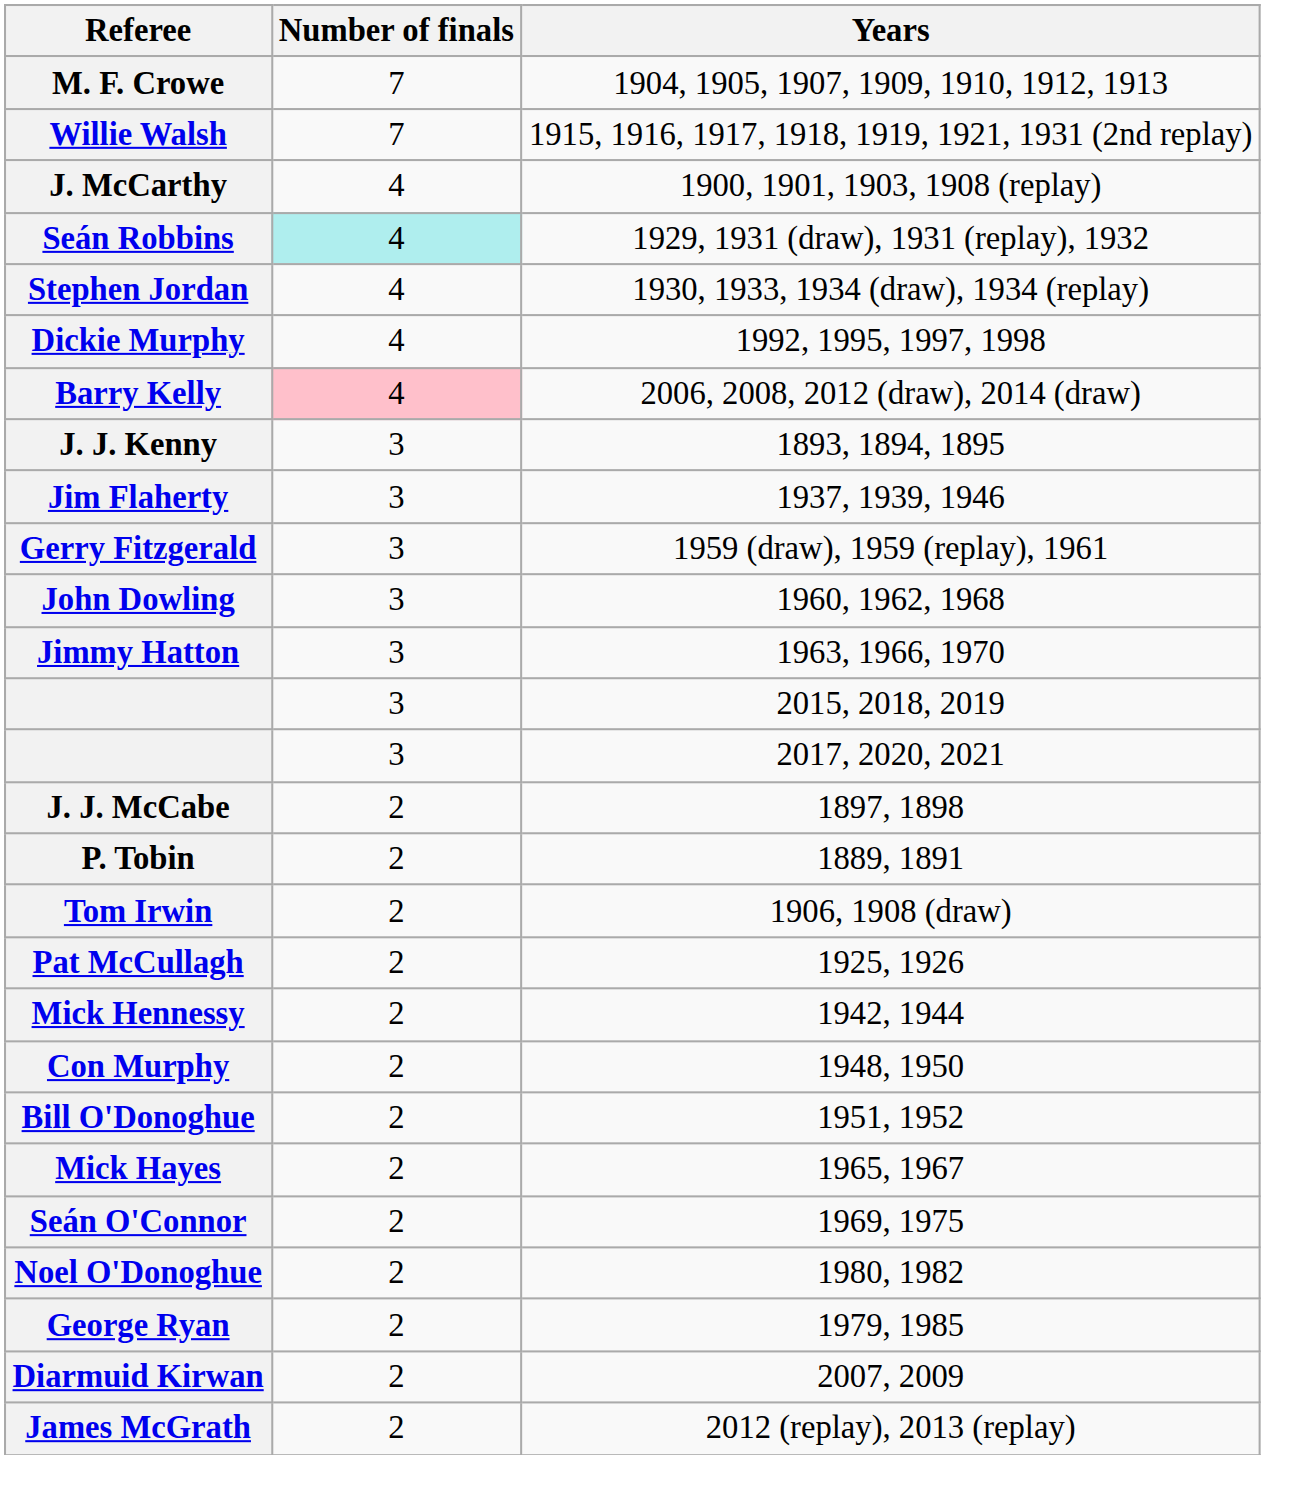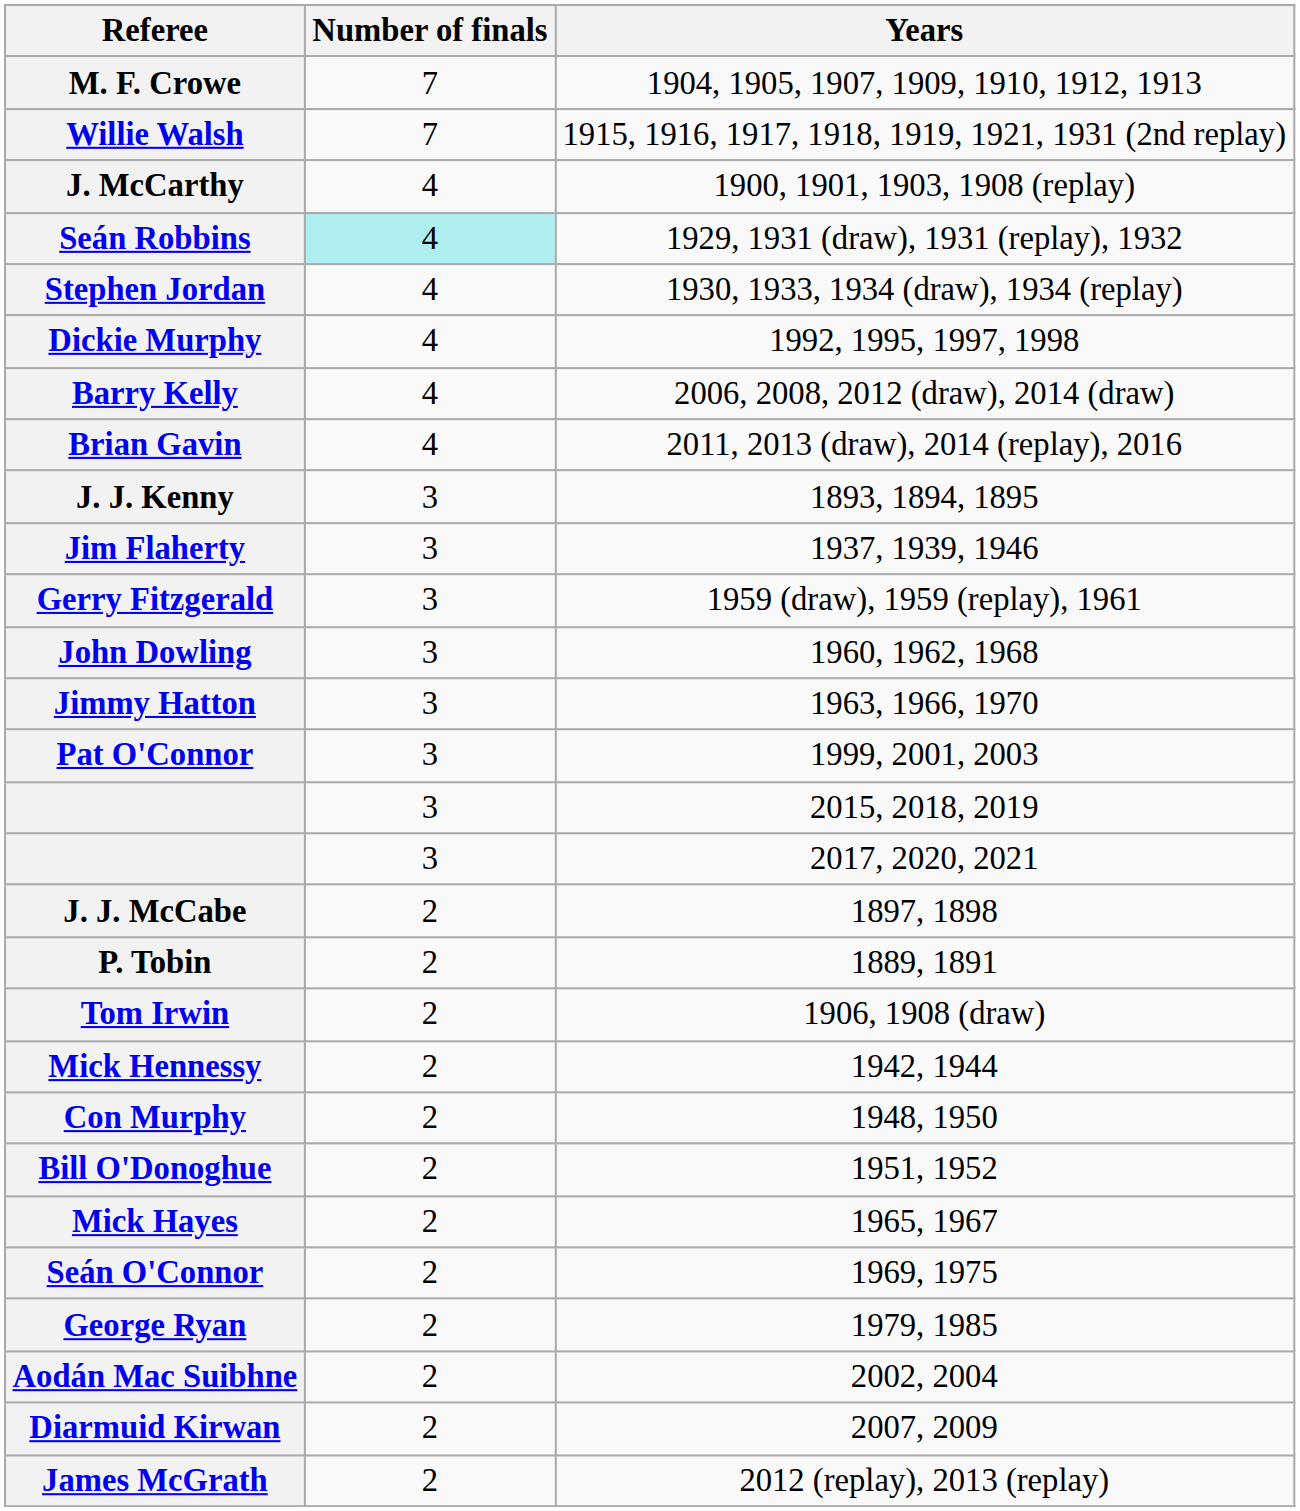(396, 392) pink background -> (430, 392) no background
+ row: (155, 444)
+ row: (155, 755)
- row: (138, 962)
- row: (138, 1272)
+ row: (155, 1376)
